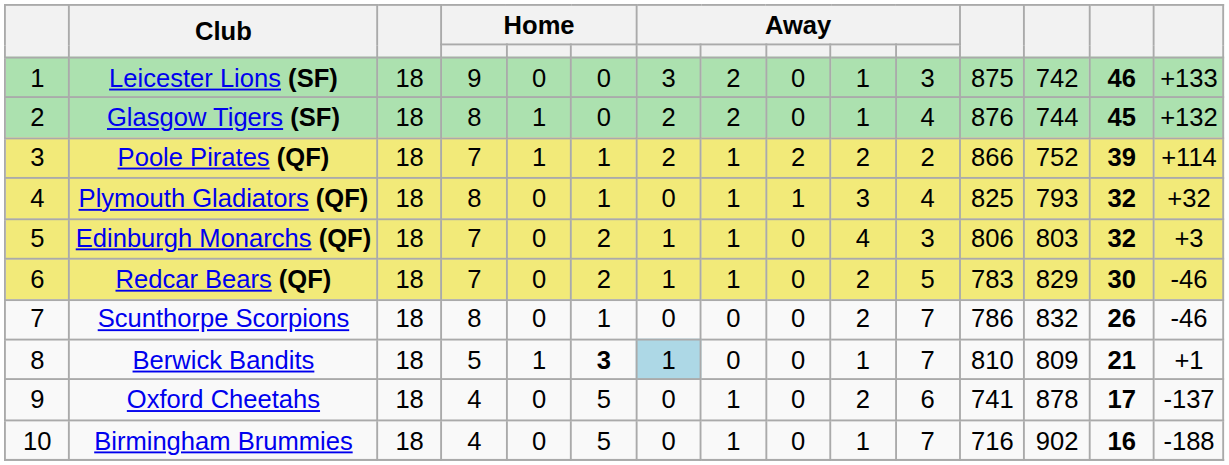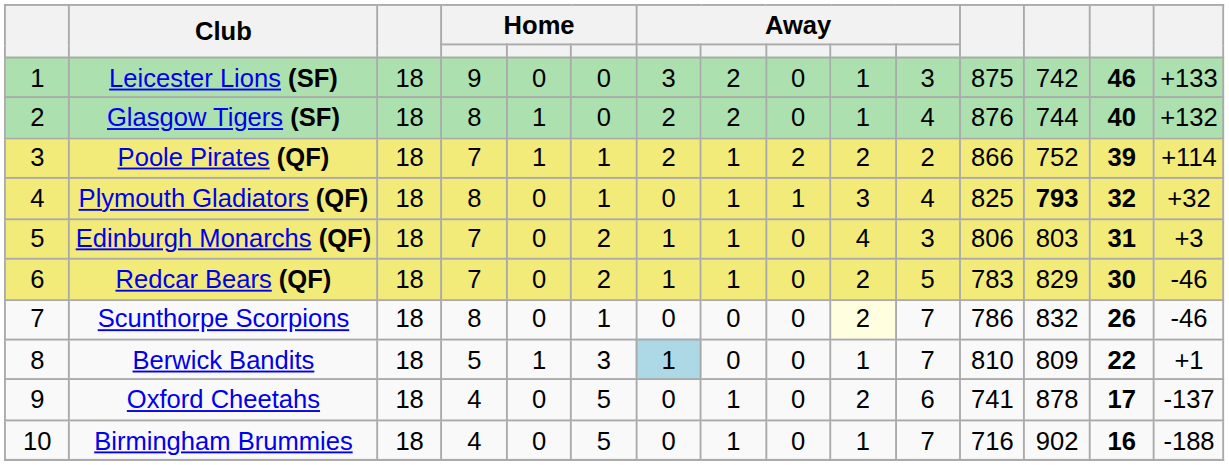(1122, 117) 45 -> (1122, 117) 40
(1057, 198) normal -> (1057, 198) bold
(1122, 238) 32 -> (1122, 238) 31
(863, 319) no background -> (863, 319) lightyellow background
(604, 359) bold -> (604, 359) normal
(1122, 359) 21 -> (1122, 359) 22
